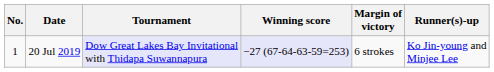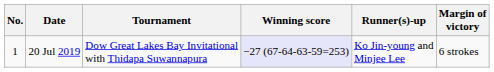columns swapped: (378, 20) <-> (447, 20)
(162, 51) lavender background -> (162, 51) no background
